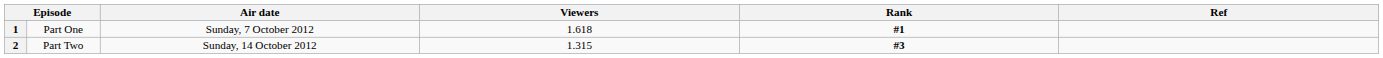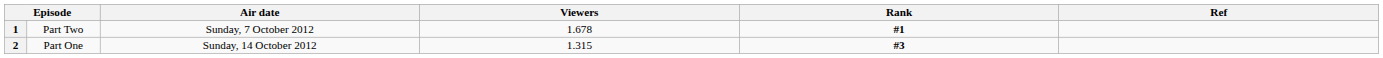(63, 29) Part One -> (63, 29) Part Two
(579, 29) 1.618 -> (579, 29) 1.678
(63, 45) Part Two -> (63, 45) Part One
